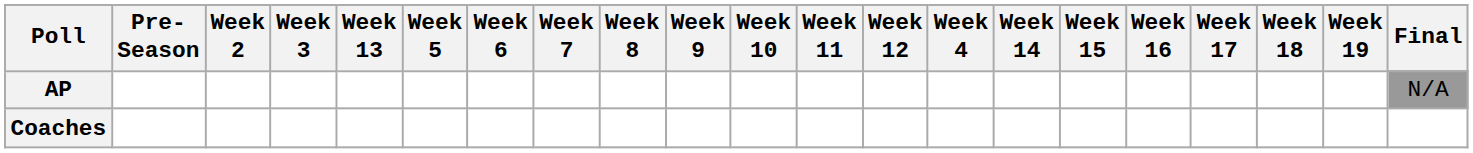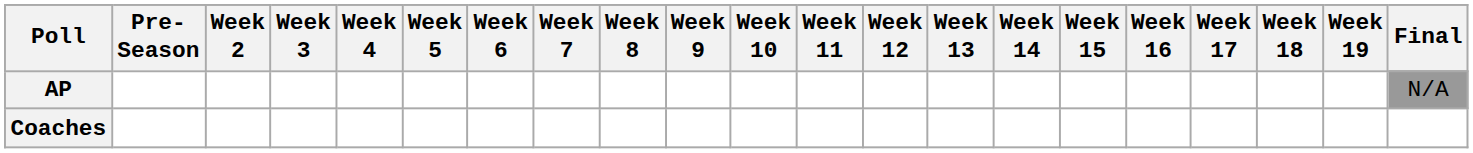columns swapped: (961, 37) <-> (369, 37)
